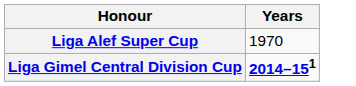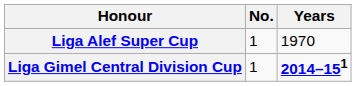+ column: (261, 16)
